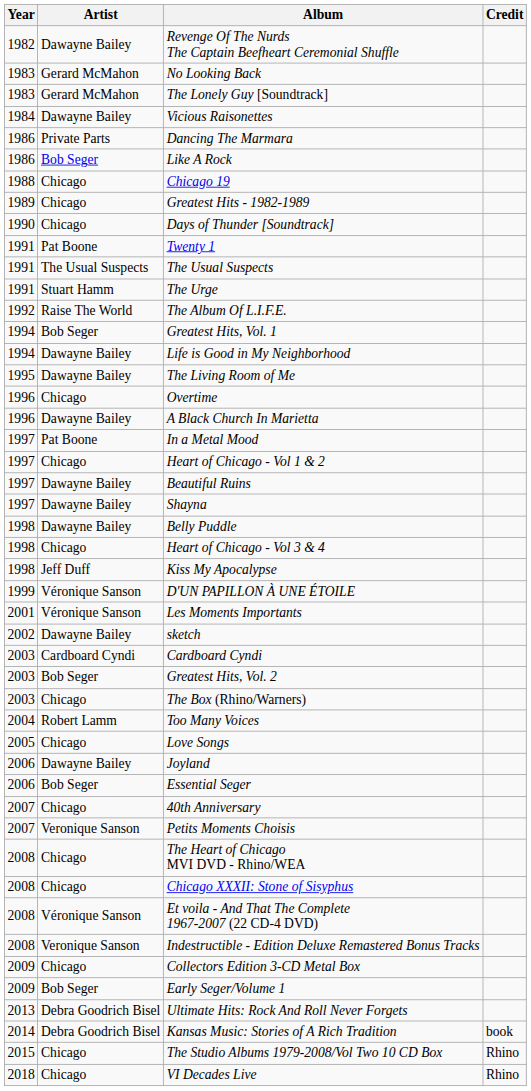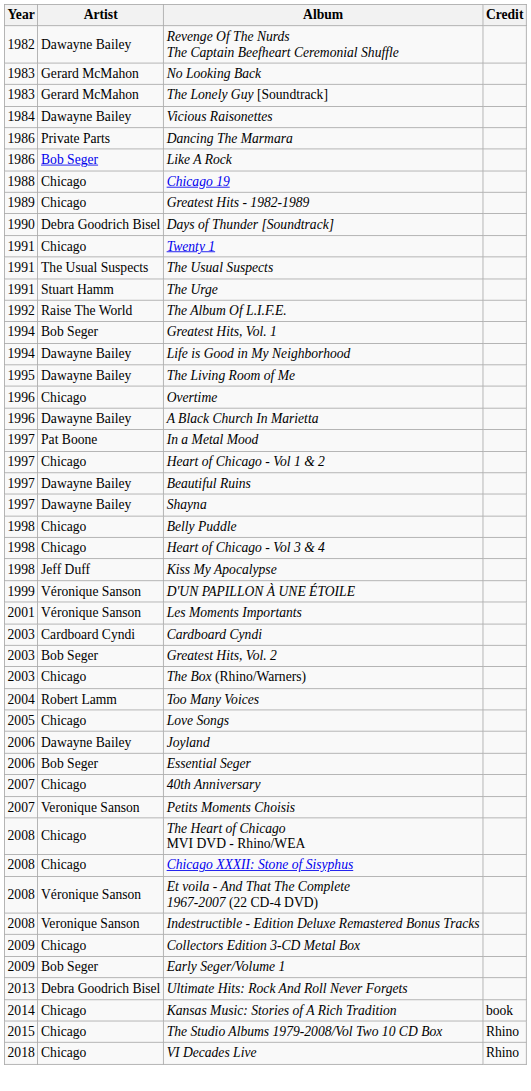(64, 224) Chicago -> (101, 224) Debra Goodrich Bisel
(69, 246) Pat Boone -> (64, 246) Chicago
(86, 526) Dawayne Bailey -> (64, 526) Chicago
- row: (184, 634)
(101, 1031) Debra Goodrich Bisel -> (64, 1010) Chicago
